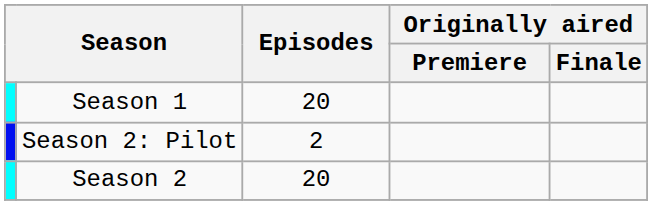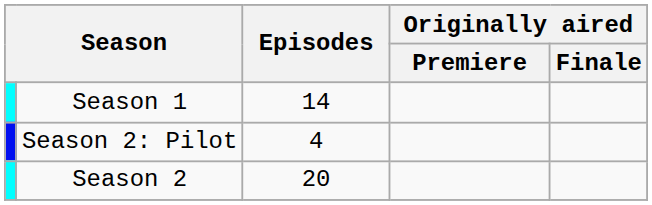(316, 102) 20 -> (316, 102) 14
(316, 141) 2 -> (316, 141) 4
